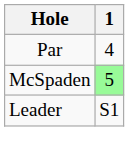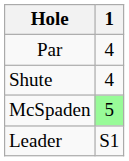+ row: (31, 79)
